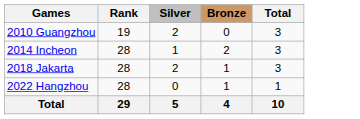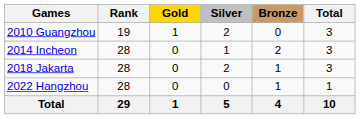+ column: (175, 13)
